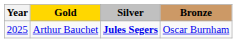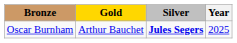columns swapped: (17, 12) <-> (196, 12)
